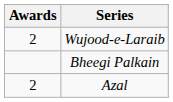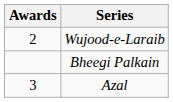(33, 85) 2 -> (33, 85) 3
